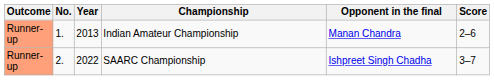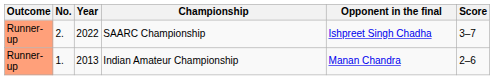rows swapped: (171, 34) <-> (154, 61)
